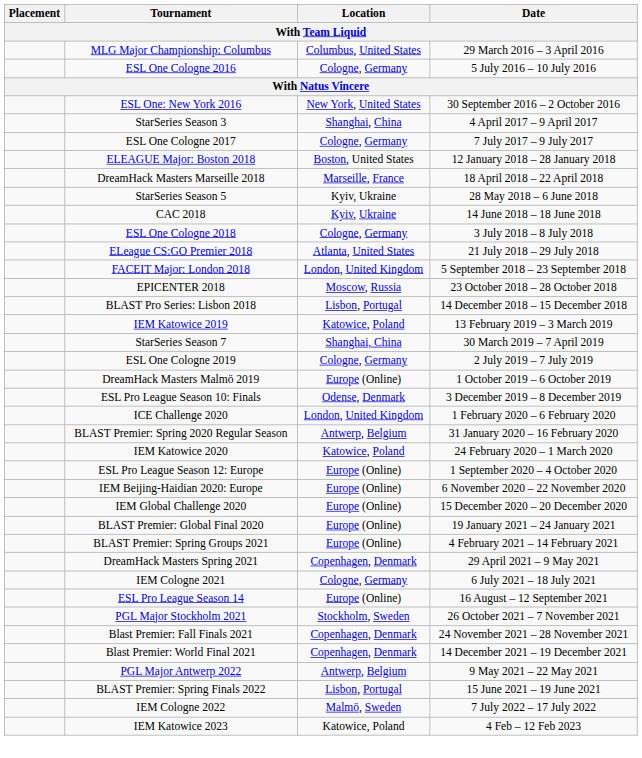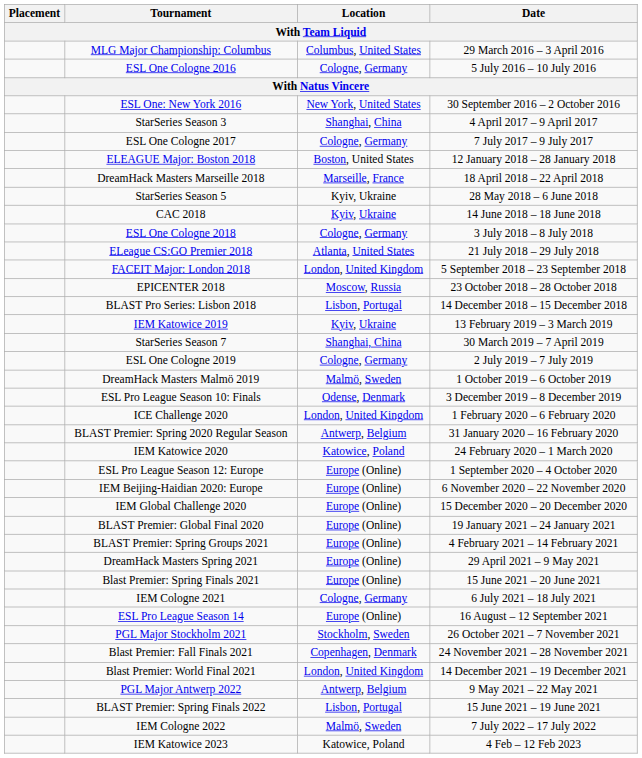(364, 324) Katowice, Poland -> (364, 324) Kyiv, Ukraine
(364, 379) Europe (Online) -> (364, 379) Malmö, Sweden
(364, 561) Copenhagen, Denmark -> (364, 561) Europe (Online)
+ row: (181, 580)
(364, 653) Copenhagen, Denmark -> (364, 671) London, United Kingdom
